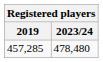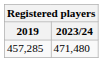(72, 48) 478,480 -> (72, 48) 471,480
